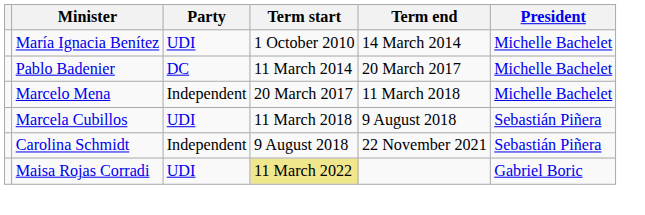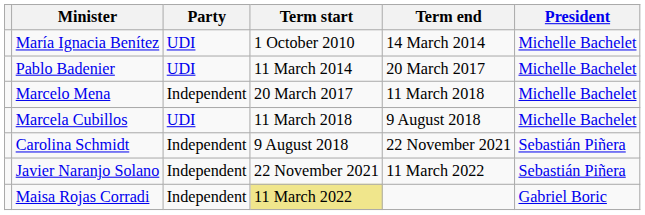(178, 68) DC -> (181, 68) UDI
(548, 119) Sebastián Piñera -> (577, 119) Michelle Bachelet
+ row: (87, 171)
(181, 171) UDI -> (207, 196) Independent
